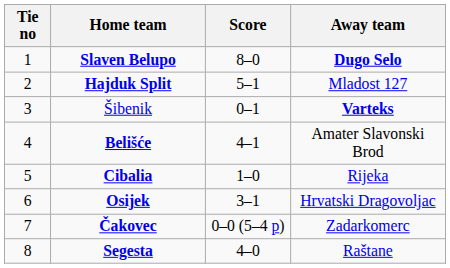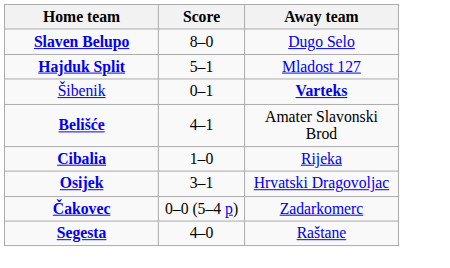- column: (28, 25)
(368, 59) bold -> (321, 41) normal
